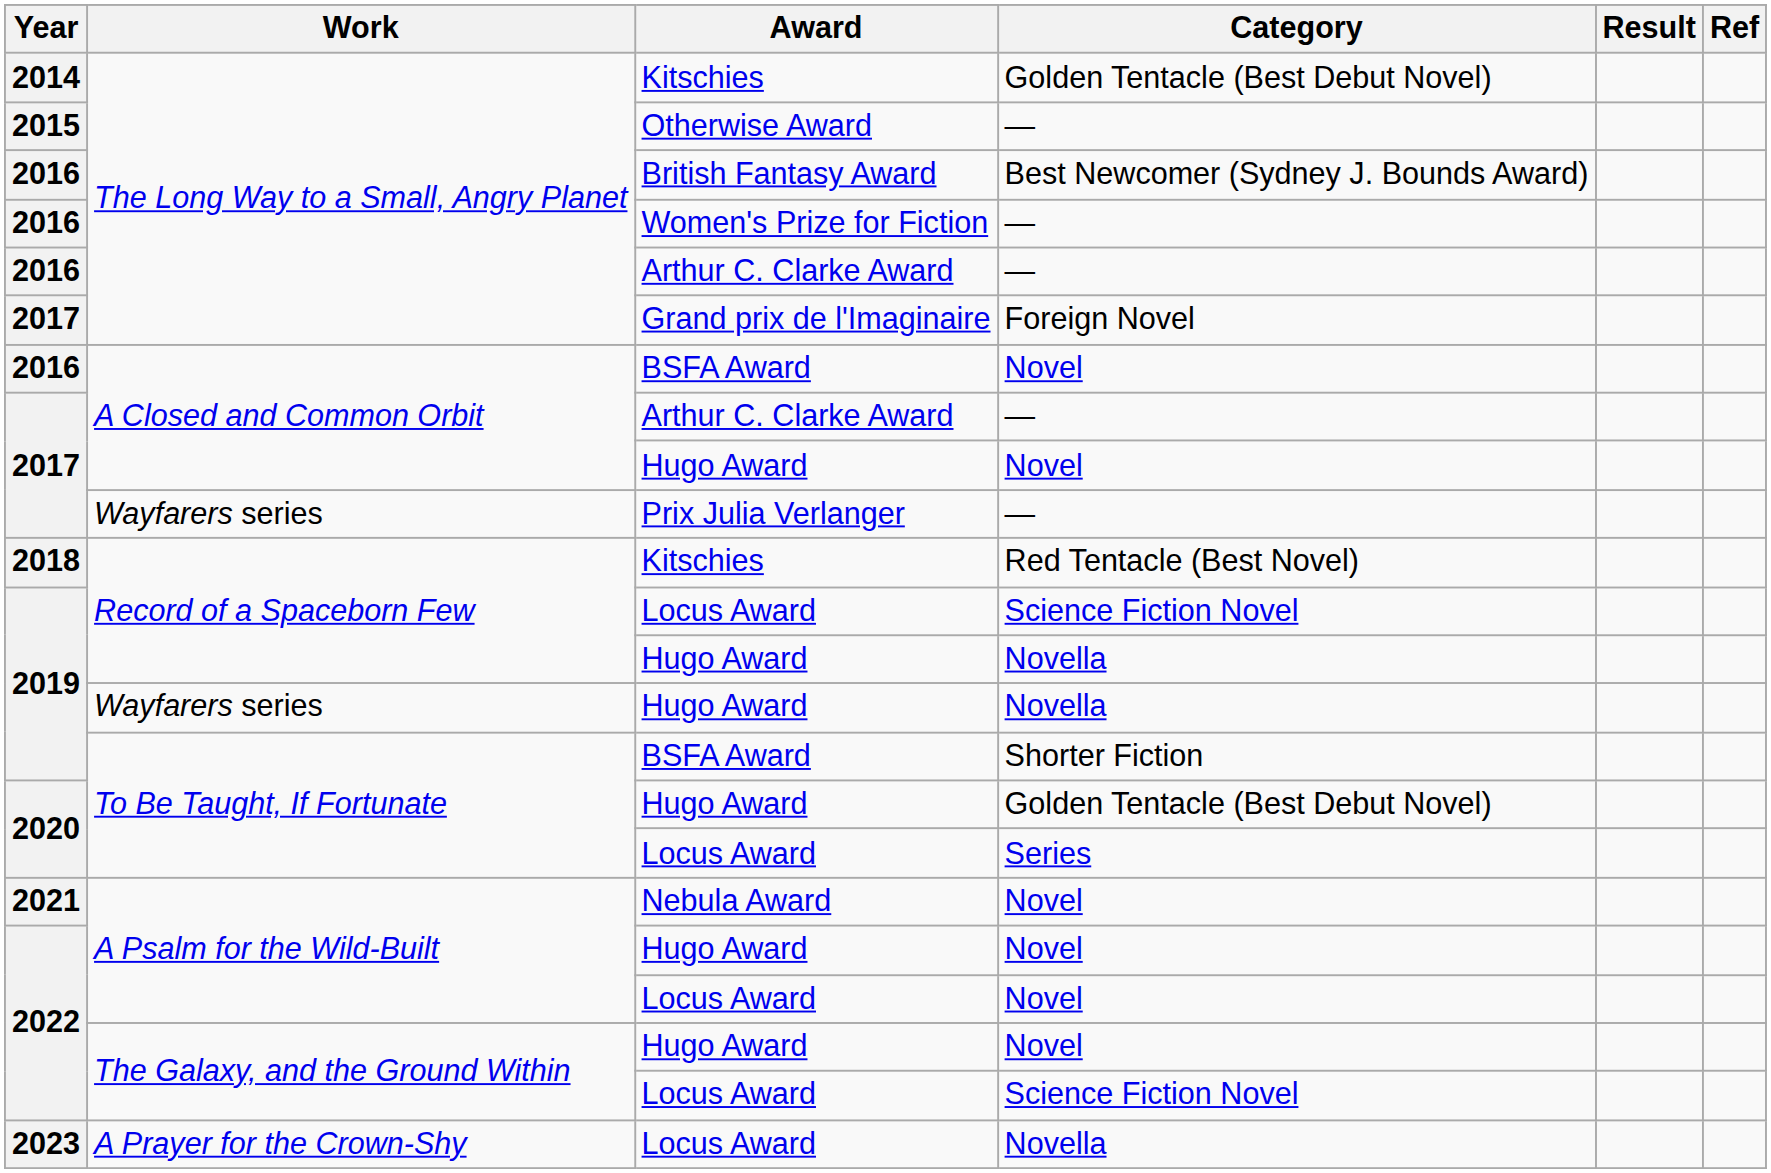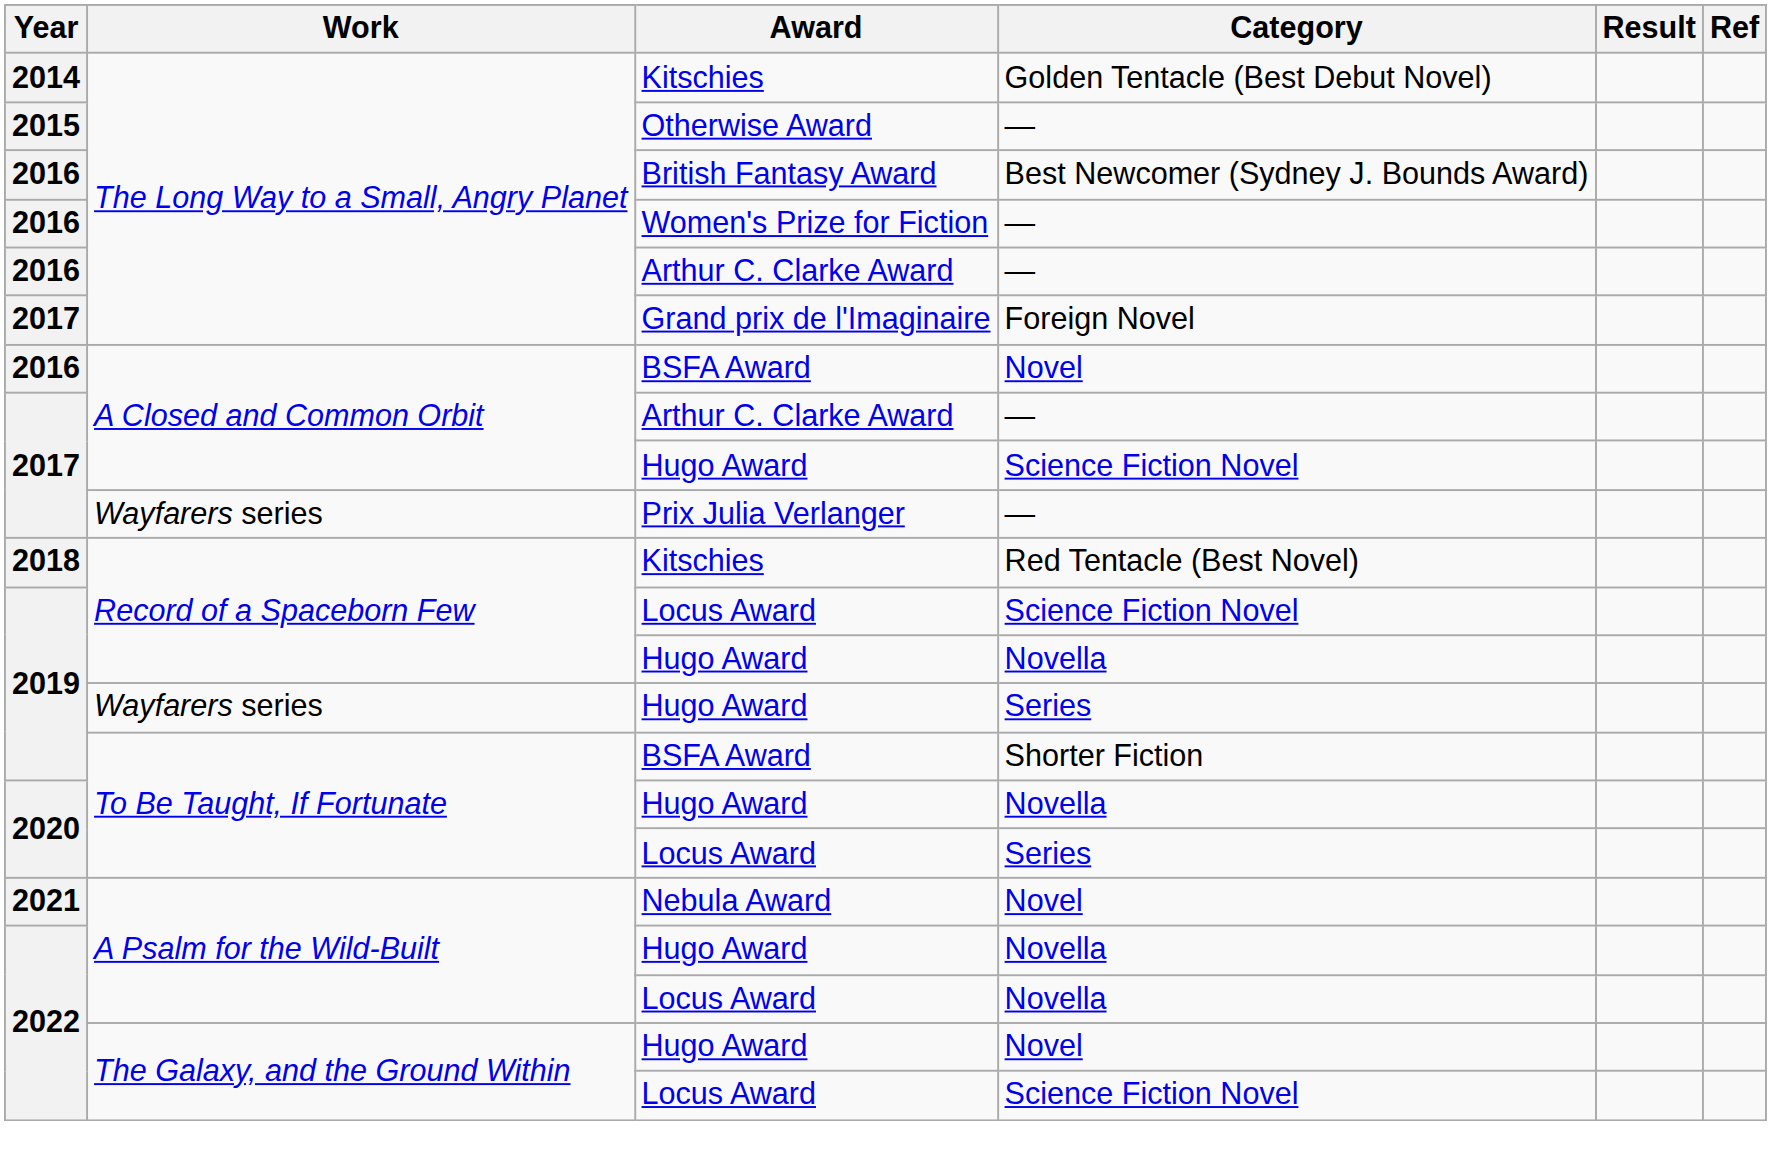(1044, 464) Novel -> (1152, 464) Science Fiction Novel
(1056, 707) Novella -> (1048, 707) Series
(1248, 804) Golden Tentacle (Best Debut Novel) -> (1056, 804) Novella
(1044, 949) Novel -> (1056, 949) Novella
(1044, 998) Novel -> (1056, 998) Novella
- row: (280, 1143)
